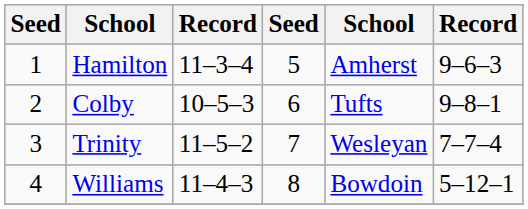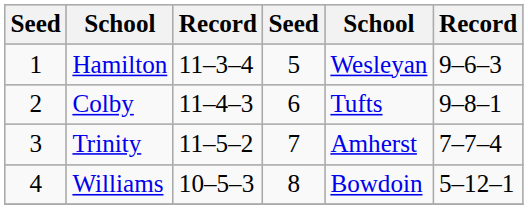(374, 64) Amherst -> (379, 64) Wesleyan
(217, 104) 10–5–3 -> (216, 104) 11–4–3
(379, 143) Wesleyan -> (374, 143) Amherst
(216, 183) 11–4–3 -> (217, 183) 10–5–3
